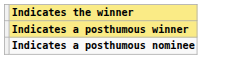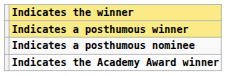+ row: (115, 62)
